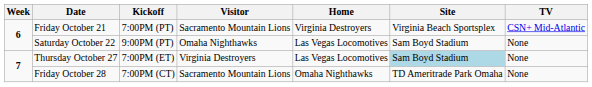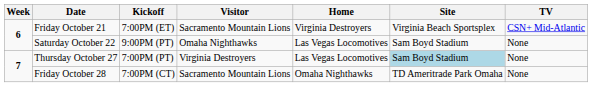(148, 27) 7:00PM (PT) -> (148, 27) 7:00PM (ET)
(148, 58) 7:00PM (ET) -> (148, 58) 7:00PM (PT)
